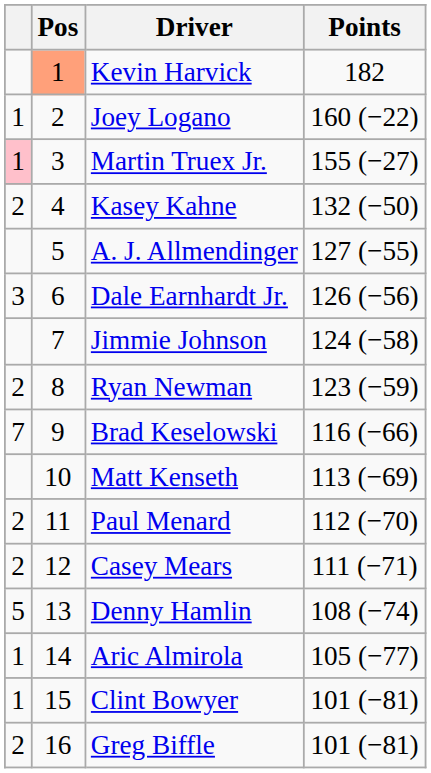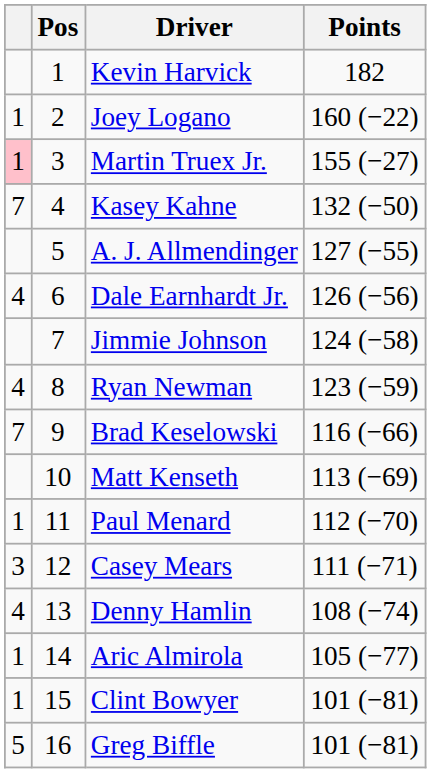(58, 71) lightsalmon background -> (58, 71) no background
(18, 206) 2 -> (18, 206) 7
(18, 296) 3 -> (18, 296) 4
(18, 386) 2 -> (18, 386) 4
(18, 520) 2 -> (18, 520) 1
(18, 565) 2 -> (18, 565) 3
(18, 610) 5 -> (18, 610) 4
(18, 744) 2 -> (18, 744) 5
